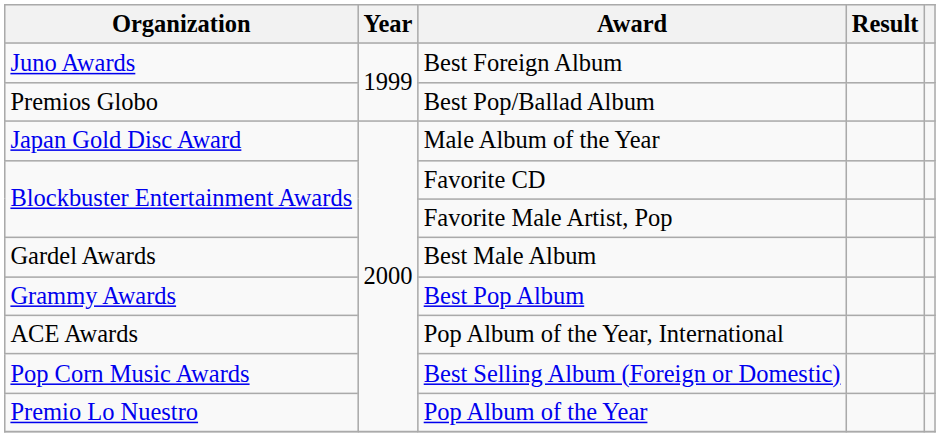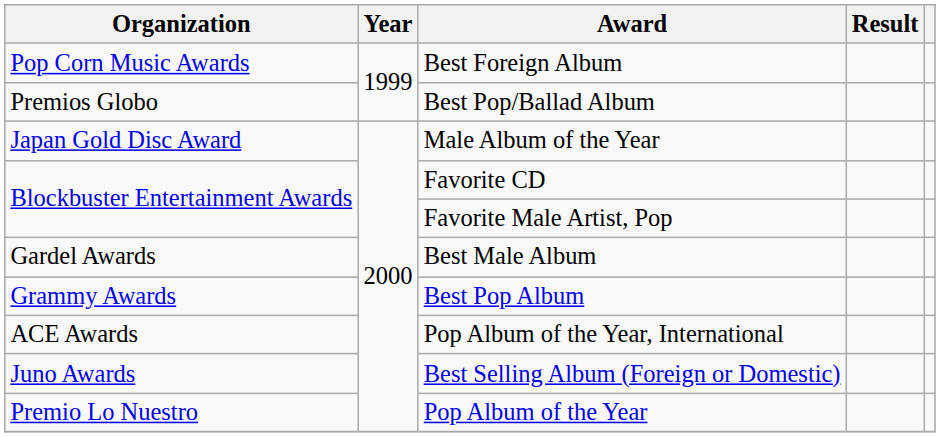(73, 62) Juno Awards -> (130, 62) Pop Corn Music Awards
(130, 373) Pop Corn Music Awards -> (73, 373) Juno Awards
